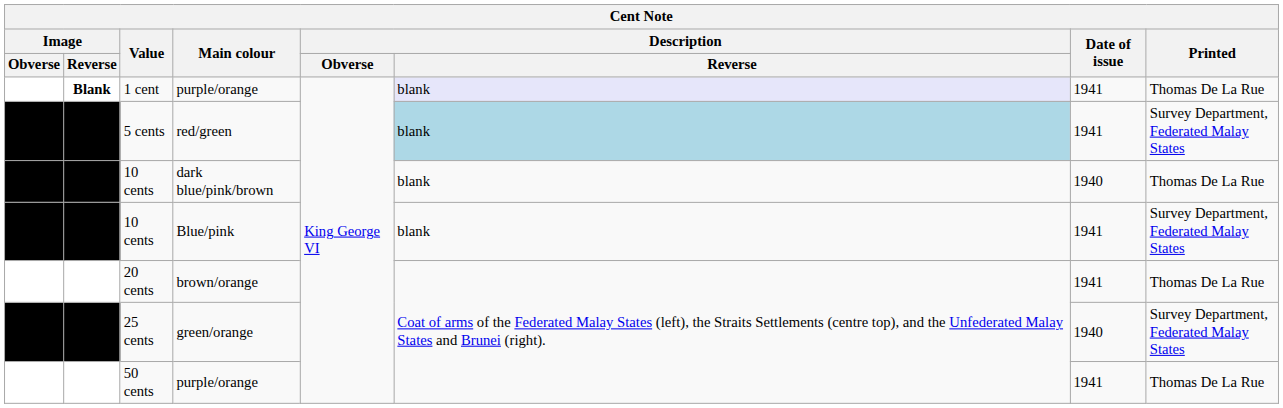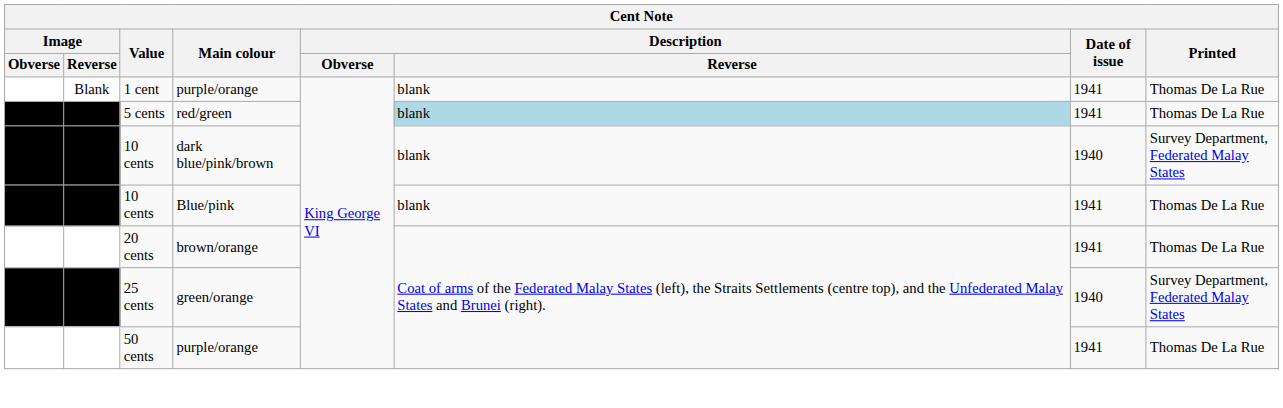(92, 89) bold -> (92, 89) normal
(414, 89) lavender background -> (414, 89) no background
(1209, 131) Survey Department, Federated Malay States -> (1207, 113) Thomas De La Rue
(1207, 181) Thomas De La Rue -> (1209, 155) Survey Department, Federated Malay States
(1209, 231) Survey Department, Federated Malay States -> (1207, 205) Thomas De La Rue
